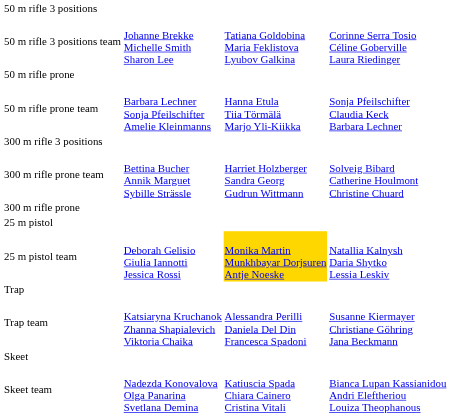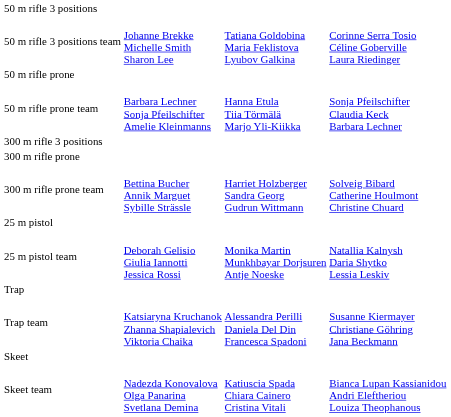rows swapped: (42, 208) <-> (54, 174)
(276, 262) gold background -> (276, 262) no background
